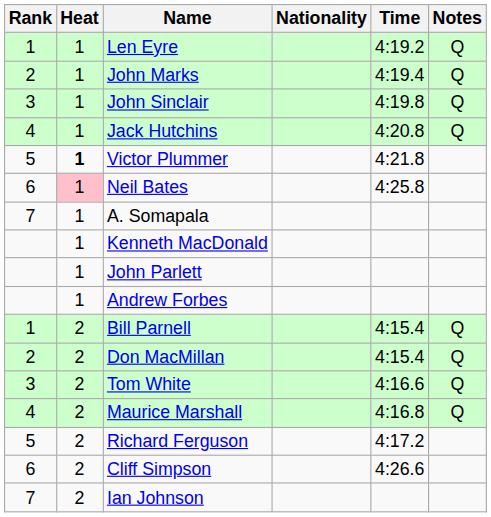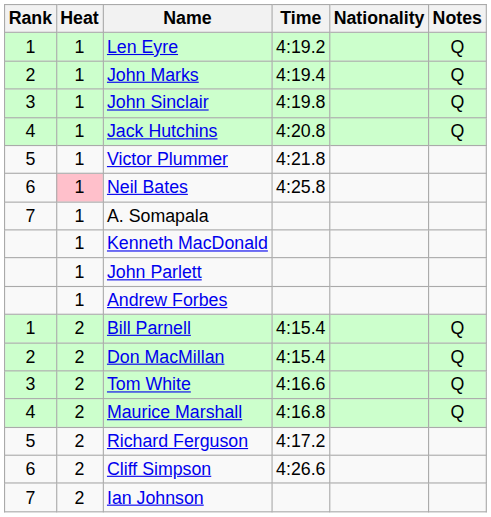columns swapped: (321, 18) <-> (400, 18)
(80, 159) bold -> (80, 159) normal
